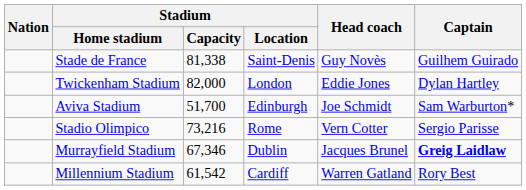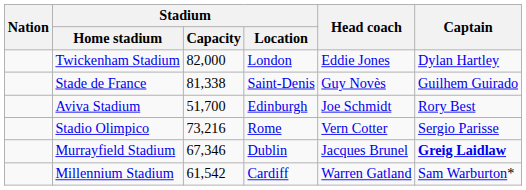rows swapped: (118, 83) <-> (101, 60)
(466, 106) Sam Warburton* -> (447, 106) Rory Best
(447, 173) Rory Best -> (466, 173) Sam Warburton*
